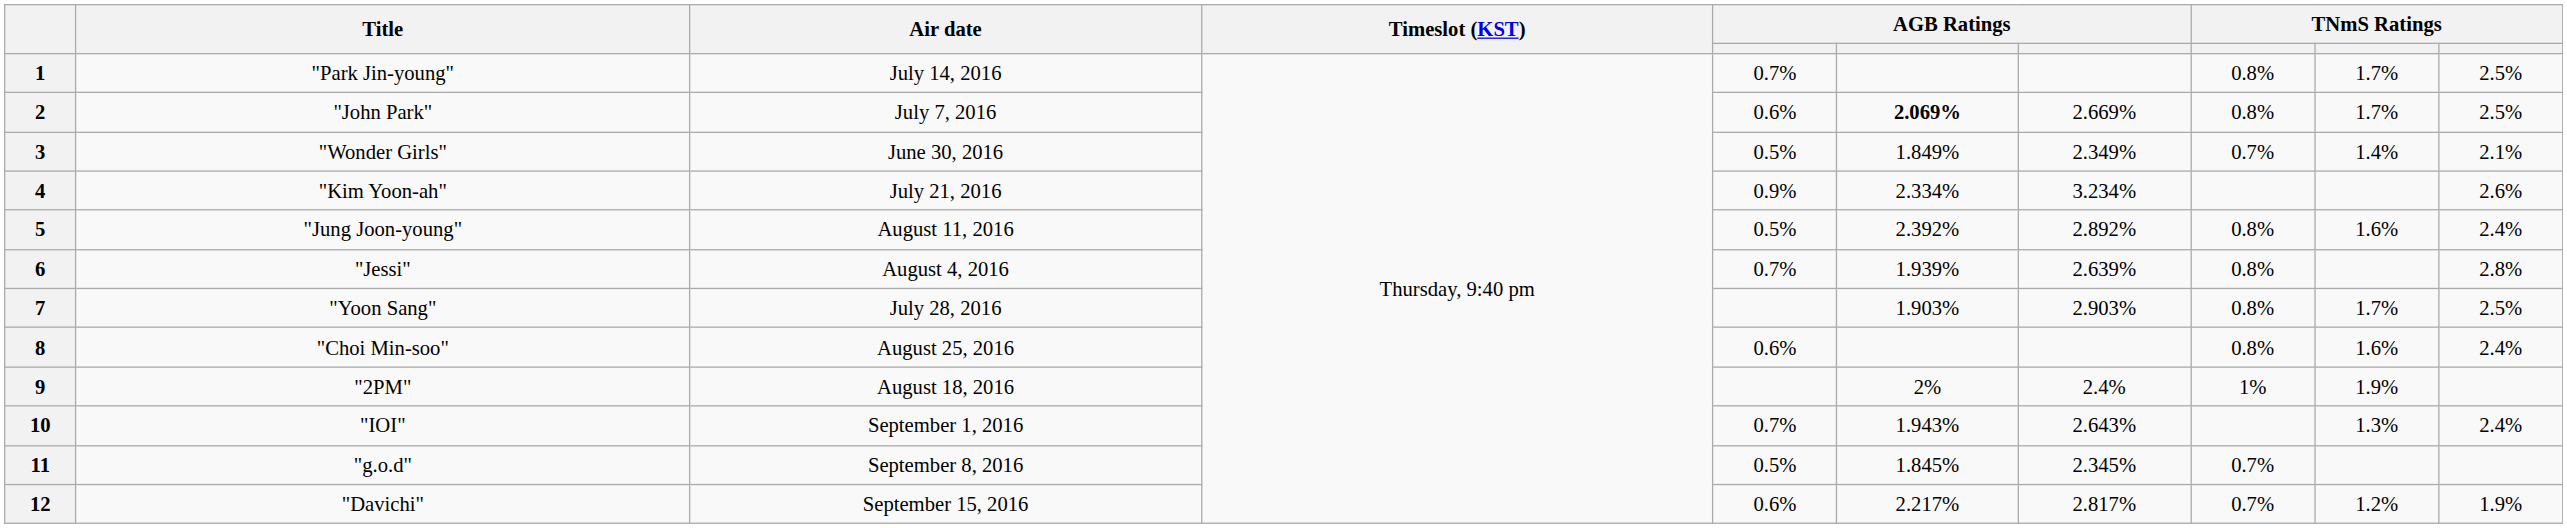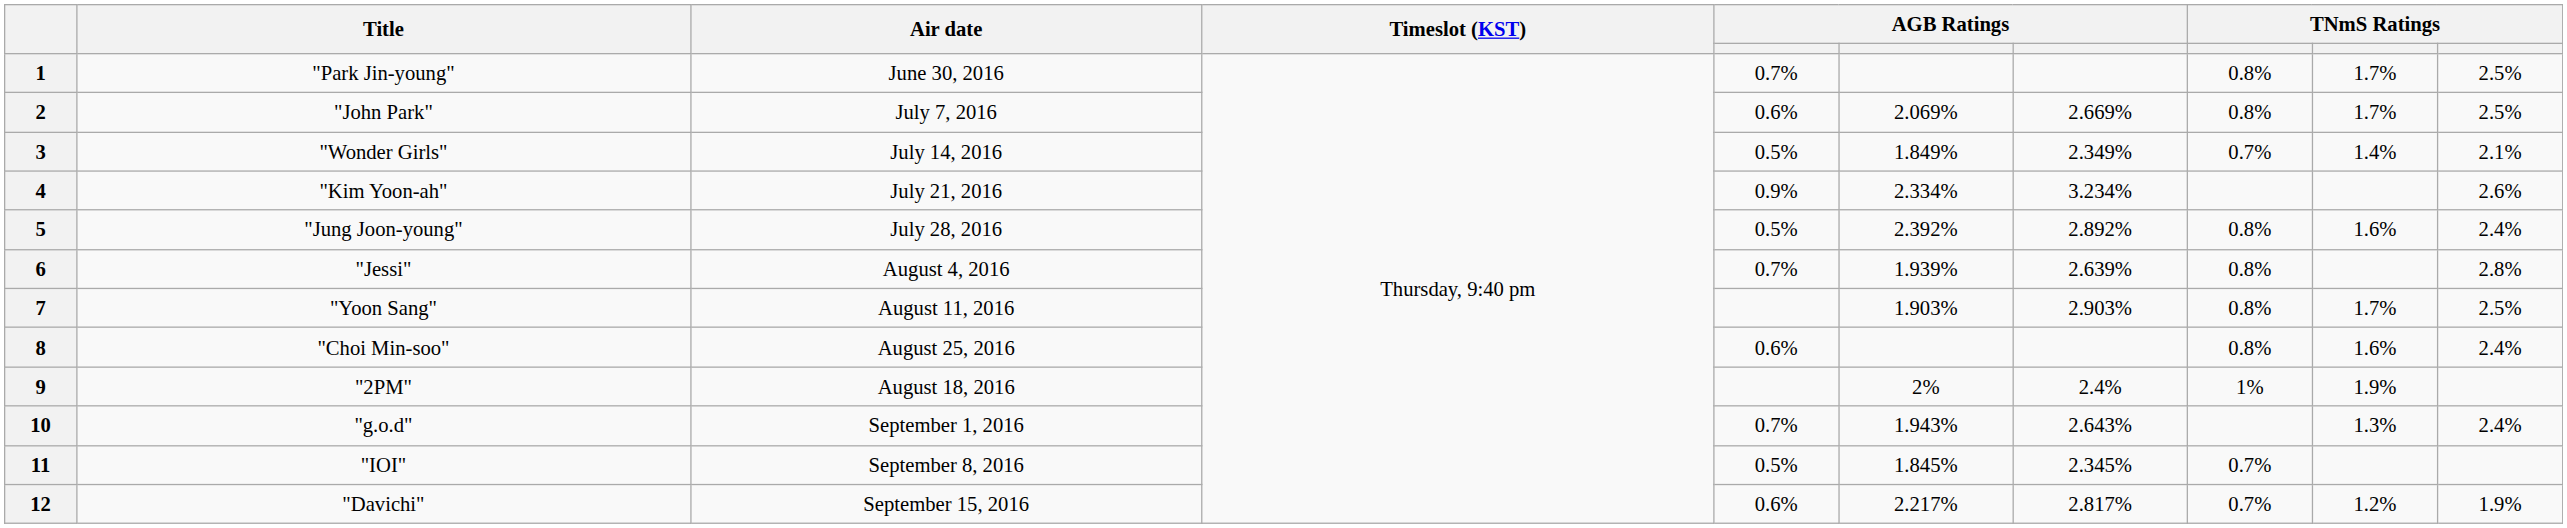(946, 73) July 14, 2016 -> (946, 73) June 30, 2016
(1927, 112) bold -> (1926, 112) normal
(946, 151) June 30, 2016 -> (946, 151) July 14, 2016
(946, 230) August 11, 2016 -> (946, 230) July 28, 2016
(946, 308) July 28, 2016 -> (946, 308) August 11, 2016
(383, 426) "IOI" -> (383, 426) "g.o.d"
(383, 465) "g.o.d" -> (383, 465) "IOI"
